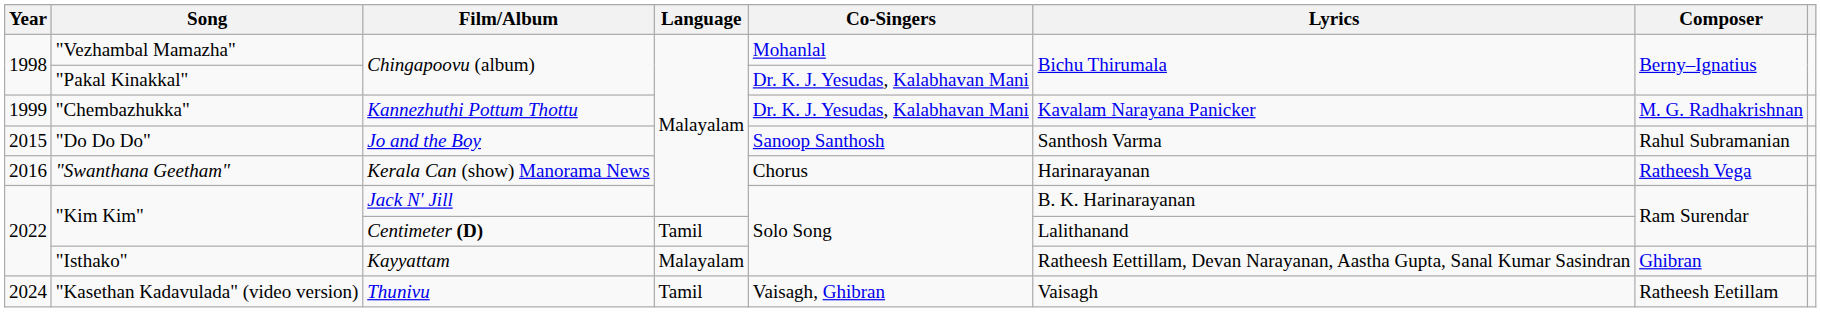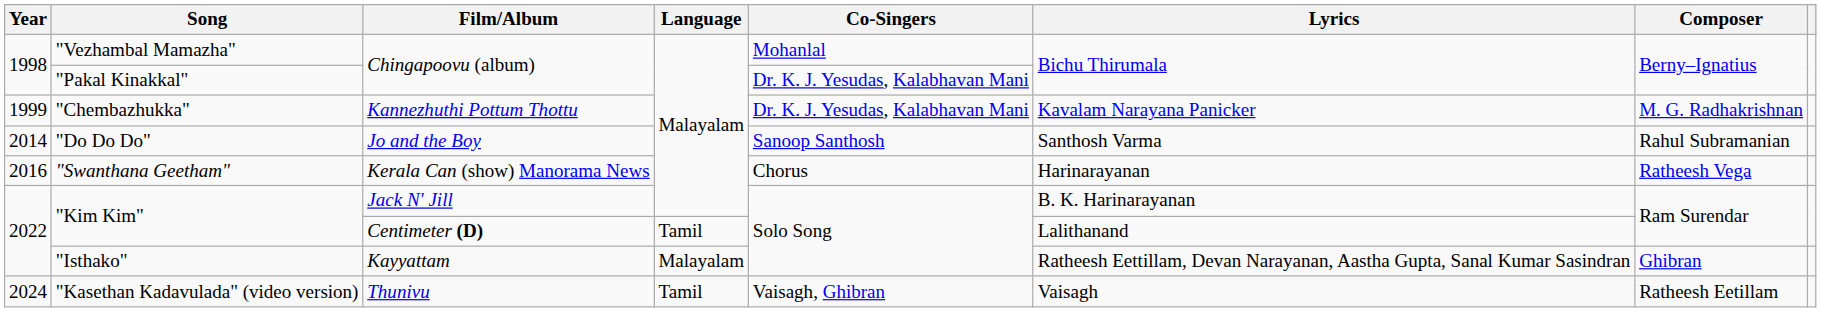(28, 140) 2015 -> (28, 140) 2014
